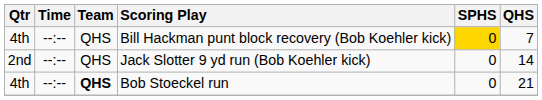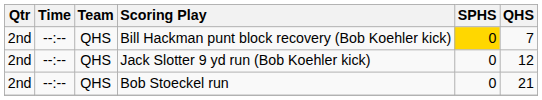(20, 38) 4th -> (20, 38) 2nd
(526, 60) 14 -> (526, 60) 12
(20, 83) 4th -> (20, 83) 2nd
(96, 83) bold -> (96, 83) normal
